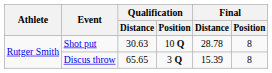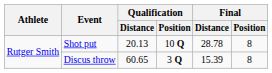(137, 44) 30.63 -> (137, 44) 20.13
(137, 60) 65.65 -> (137, 60) 60.65
